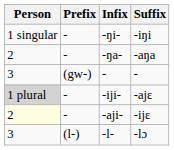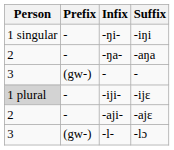(143, 94) -ajɛ -> (142, 94) -ijɛ
(10, 114) lightyellow background -> (10, 114) no background
(142, 114) -ijɛ -> (143, 114) -ajɛ
(71, 134) (l-) -> (77, 134) (gw-)
